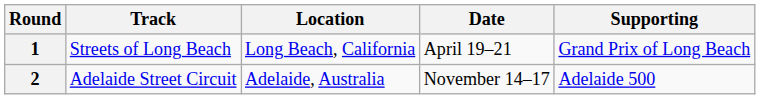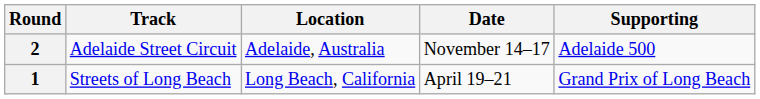rows swapped: (35, 48) <-> (35, 78)
